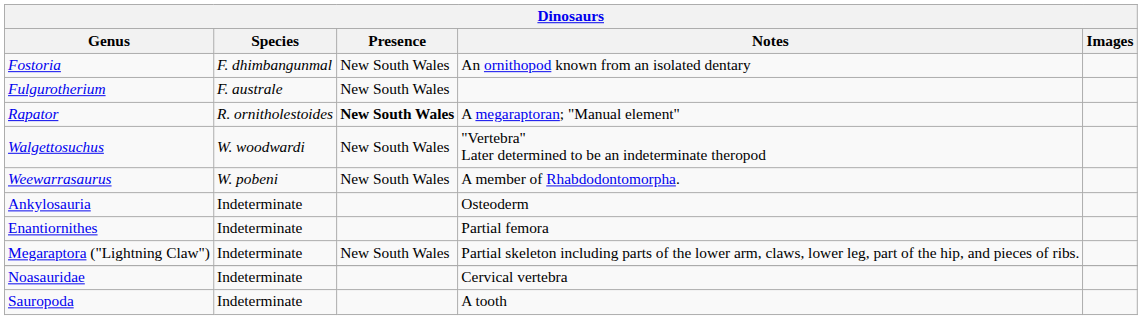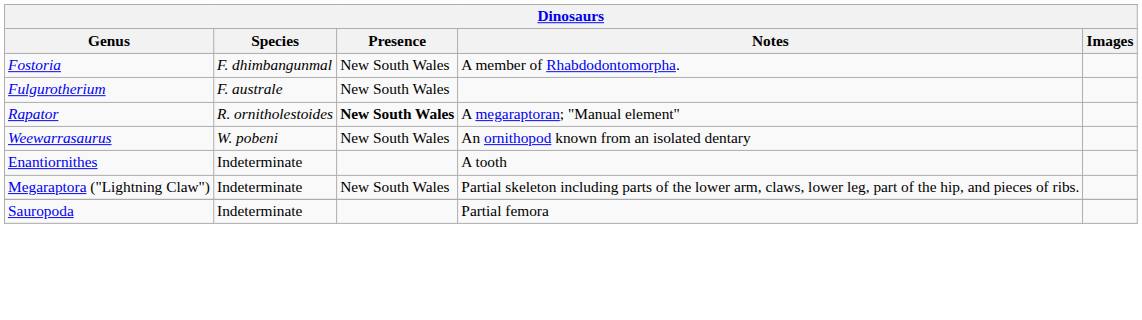(606, 65) An ornithopod known from an isolated dentary -> (571, 65) A member of Rhabdodontomorpha.
- row: (56, 147)
(571, 180) A member of Rhabdodontomorpha. -> (606, 138) An ornithopod known from an isolated dentary
- row: (49, 204)
(505, 228) Partial femora -> (484, 162) A tooth
- row: (46, 277)
(484, 301) A tooth -> (505, 211) Partial femora
